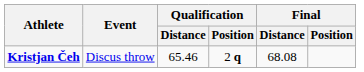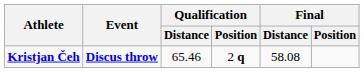(120, 57) normal -> (122, 57) bold
(282, 57) 68.08 -> (285, 57) 58.08
